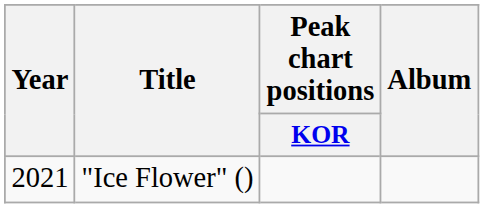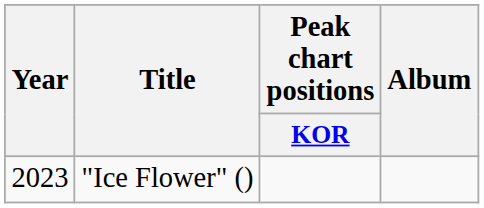(40, 178) 2021 -> (40, 178) 2023
